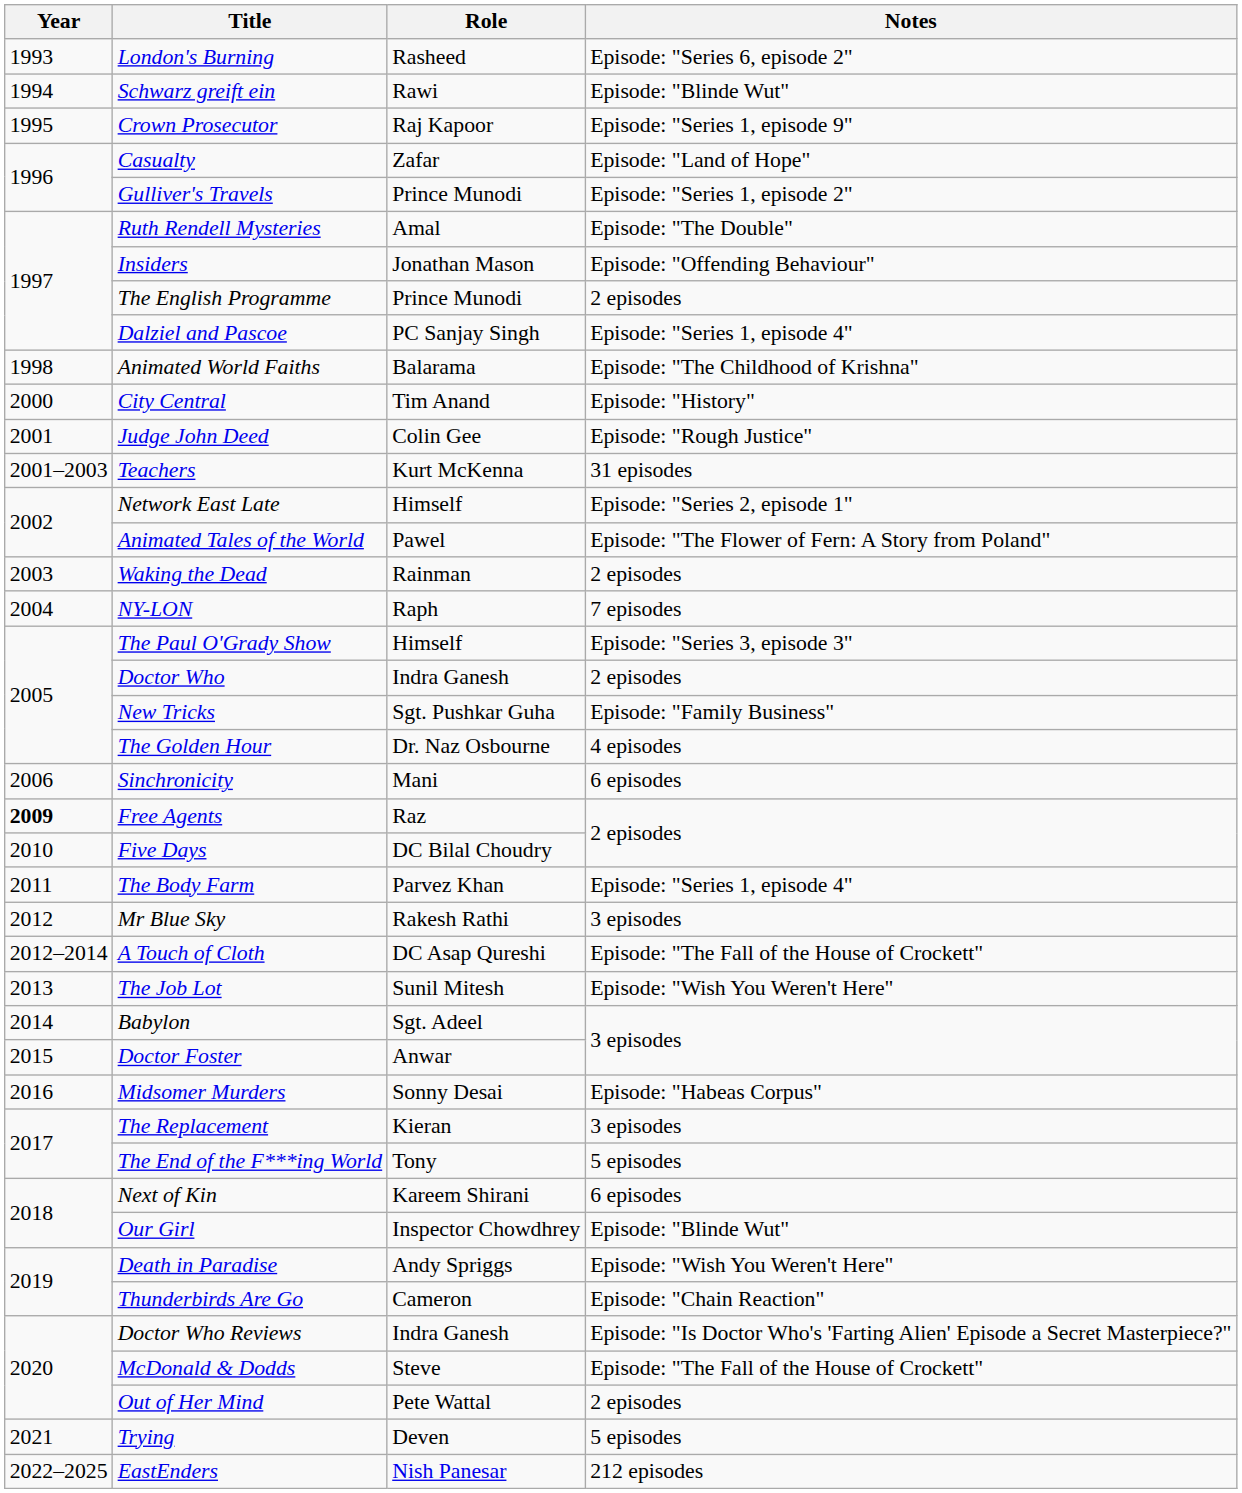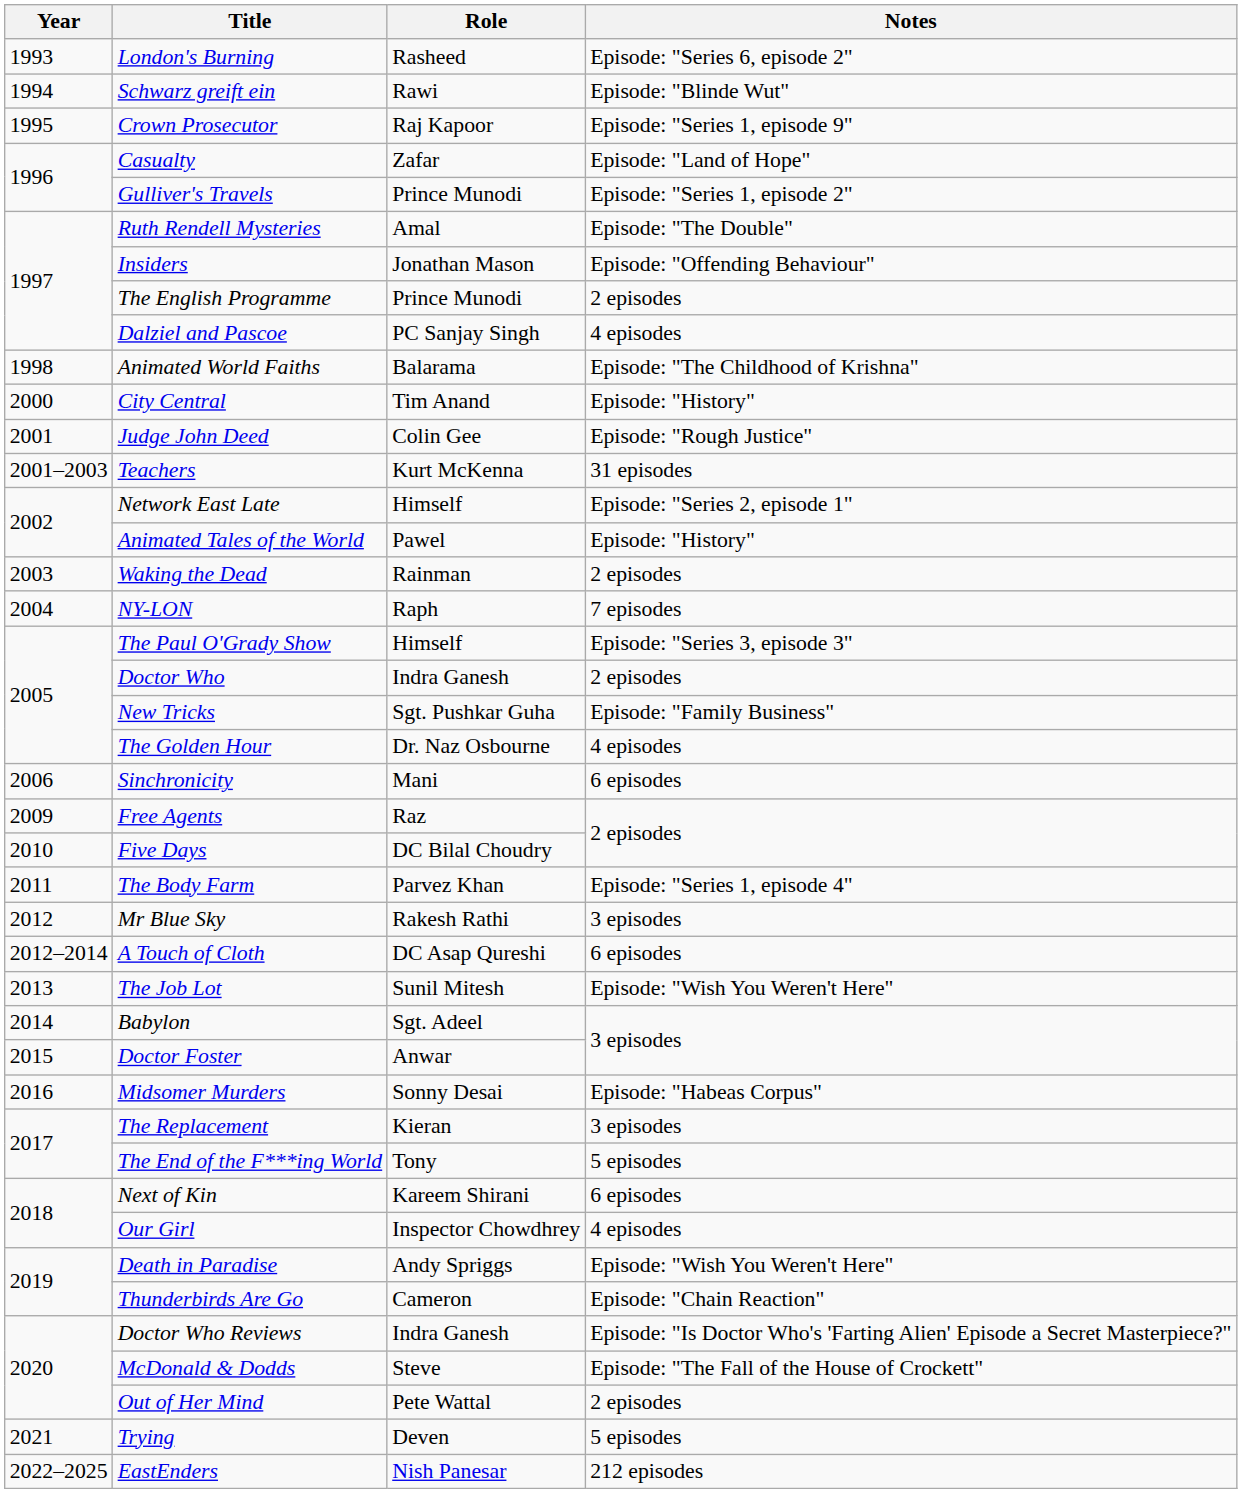(721, 332) Episode: "Series 1, episode 4" -> (636, 332) 4 episodes
(820, 539) Episode: "The Flower of Fern: A Story from Poland" -> (673, 539) Episode: "History"
(31, 815) bold -> (31, 815) normal
(787, 953) Episode: "The Fall of the House of Crockett" -> (636, 953) 6 episodes
(690, 1229) Episode: "Blinde Wut" -> (636, 1229) 4 episodes
